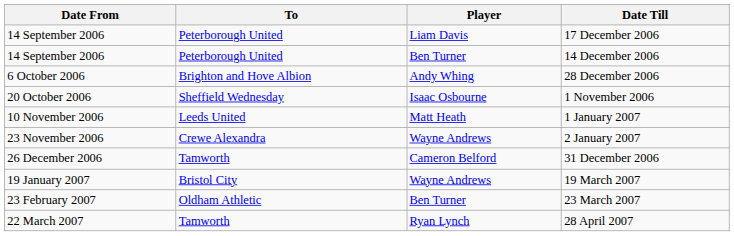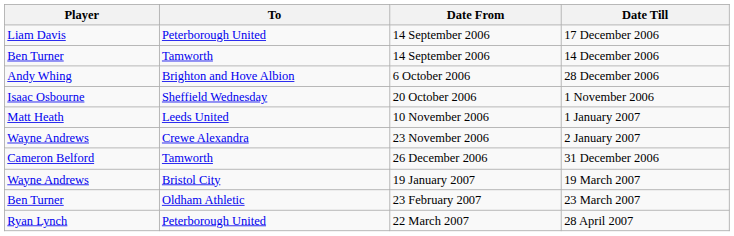columns swapped: (484, 14) <-> (90, 14)
(231, 56) Peterborough United -> (187, 56) Tamworth
(204, 220) Tamworth -> (214, 220) Peterborough United
